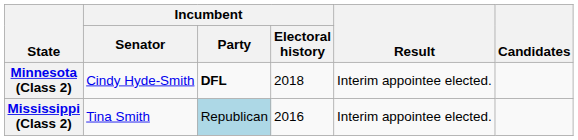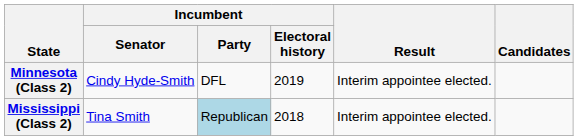(214, 80) bold -> (213, 80) normal
(289, 80) 2018 -> (289, 80) 2019
(289, 116) 2016 -> (289, 116) 2018
